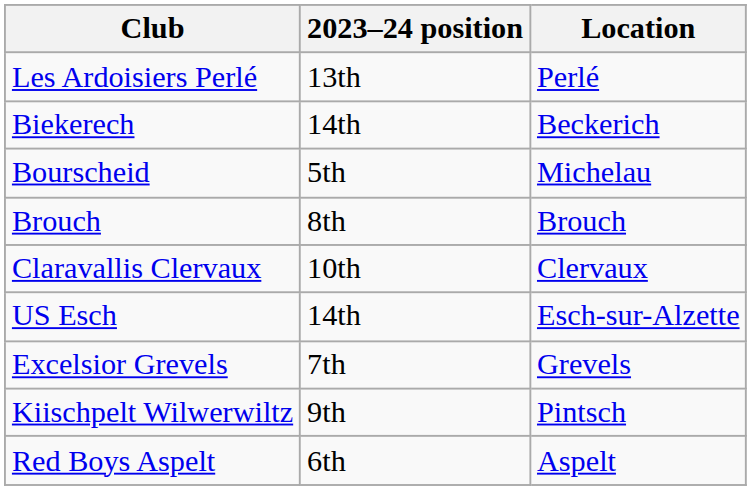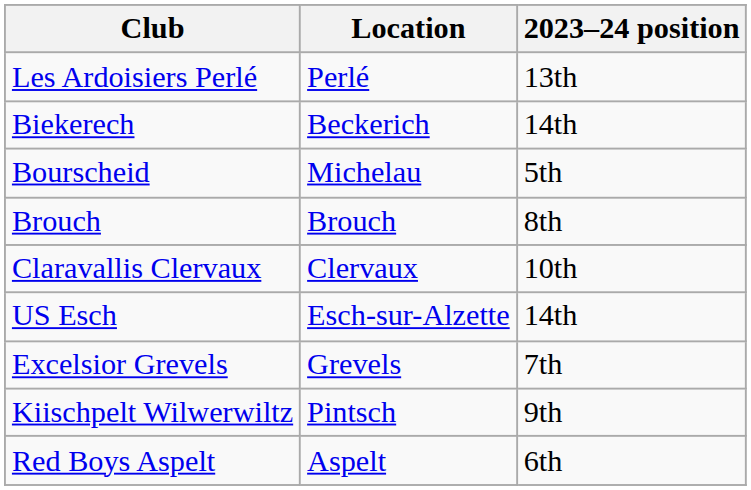columns swapped: (638, 28) <-> (415, 28)
